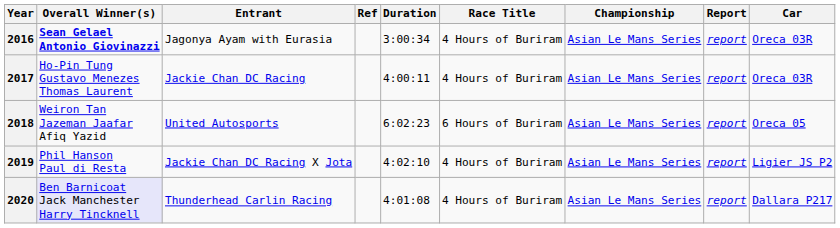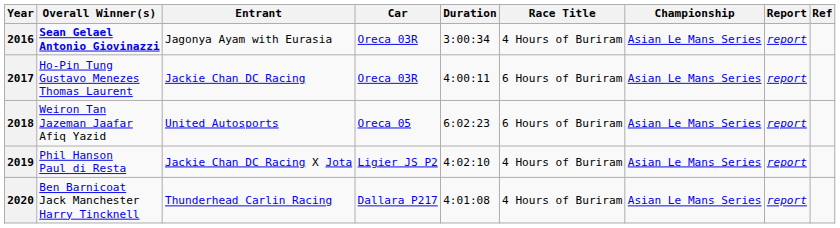columns swapped: (792, 13) <-> (368, 13)
(502, 77) 4 Hours of Buriram -> (562, 77) 6 Hours of Buriram
(89, 200) lavender background -> (89, 200) no background
